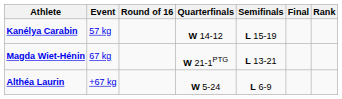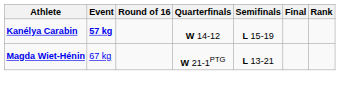(100, 31) normal -> (101, 31) bold
- row: (35, 82)
